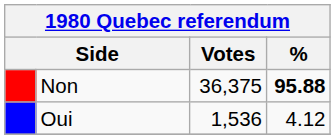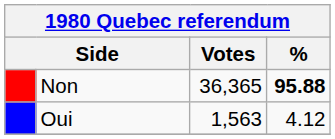(231, 86) 36,375 -> (231, 86) 36,365
(236, 119) 1,536 -> (236, 119) 1,563
